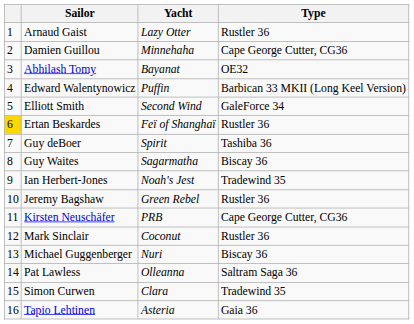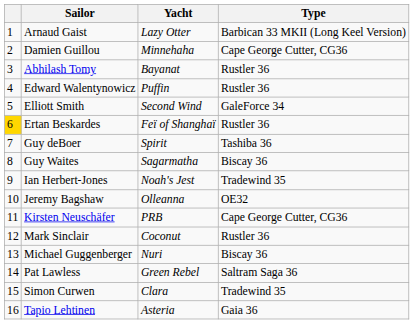(245, 32) Rustler 36 -> (313, 32) Barbican 33 MKII (Long Keel Version)
(235, 69) OE32 -> (245, 69) Rustler 36
(313, 87) Barbican 33 MKII (Long Keel Version) -> (245, 87) Rustler 36
(170, 198) Green Rebel -> (163, 198) Olleanna
(245, 198) Rustler 36 -> (235, 198) OE32
(163, 273) Olleanna -> (170, 273) Green Rebel
